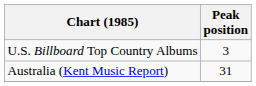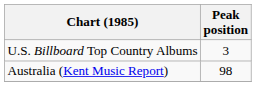(226, 71) 31 -> (226, 71) 98
